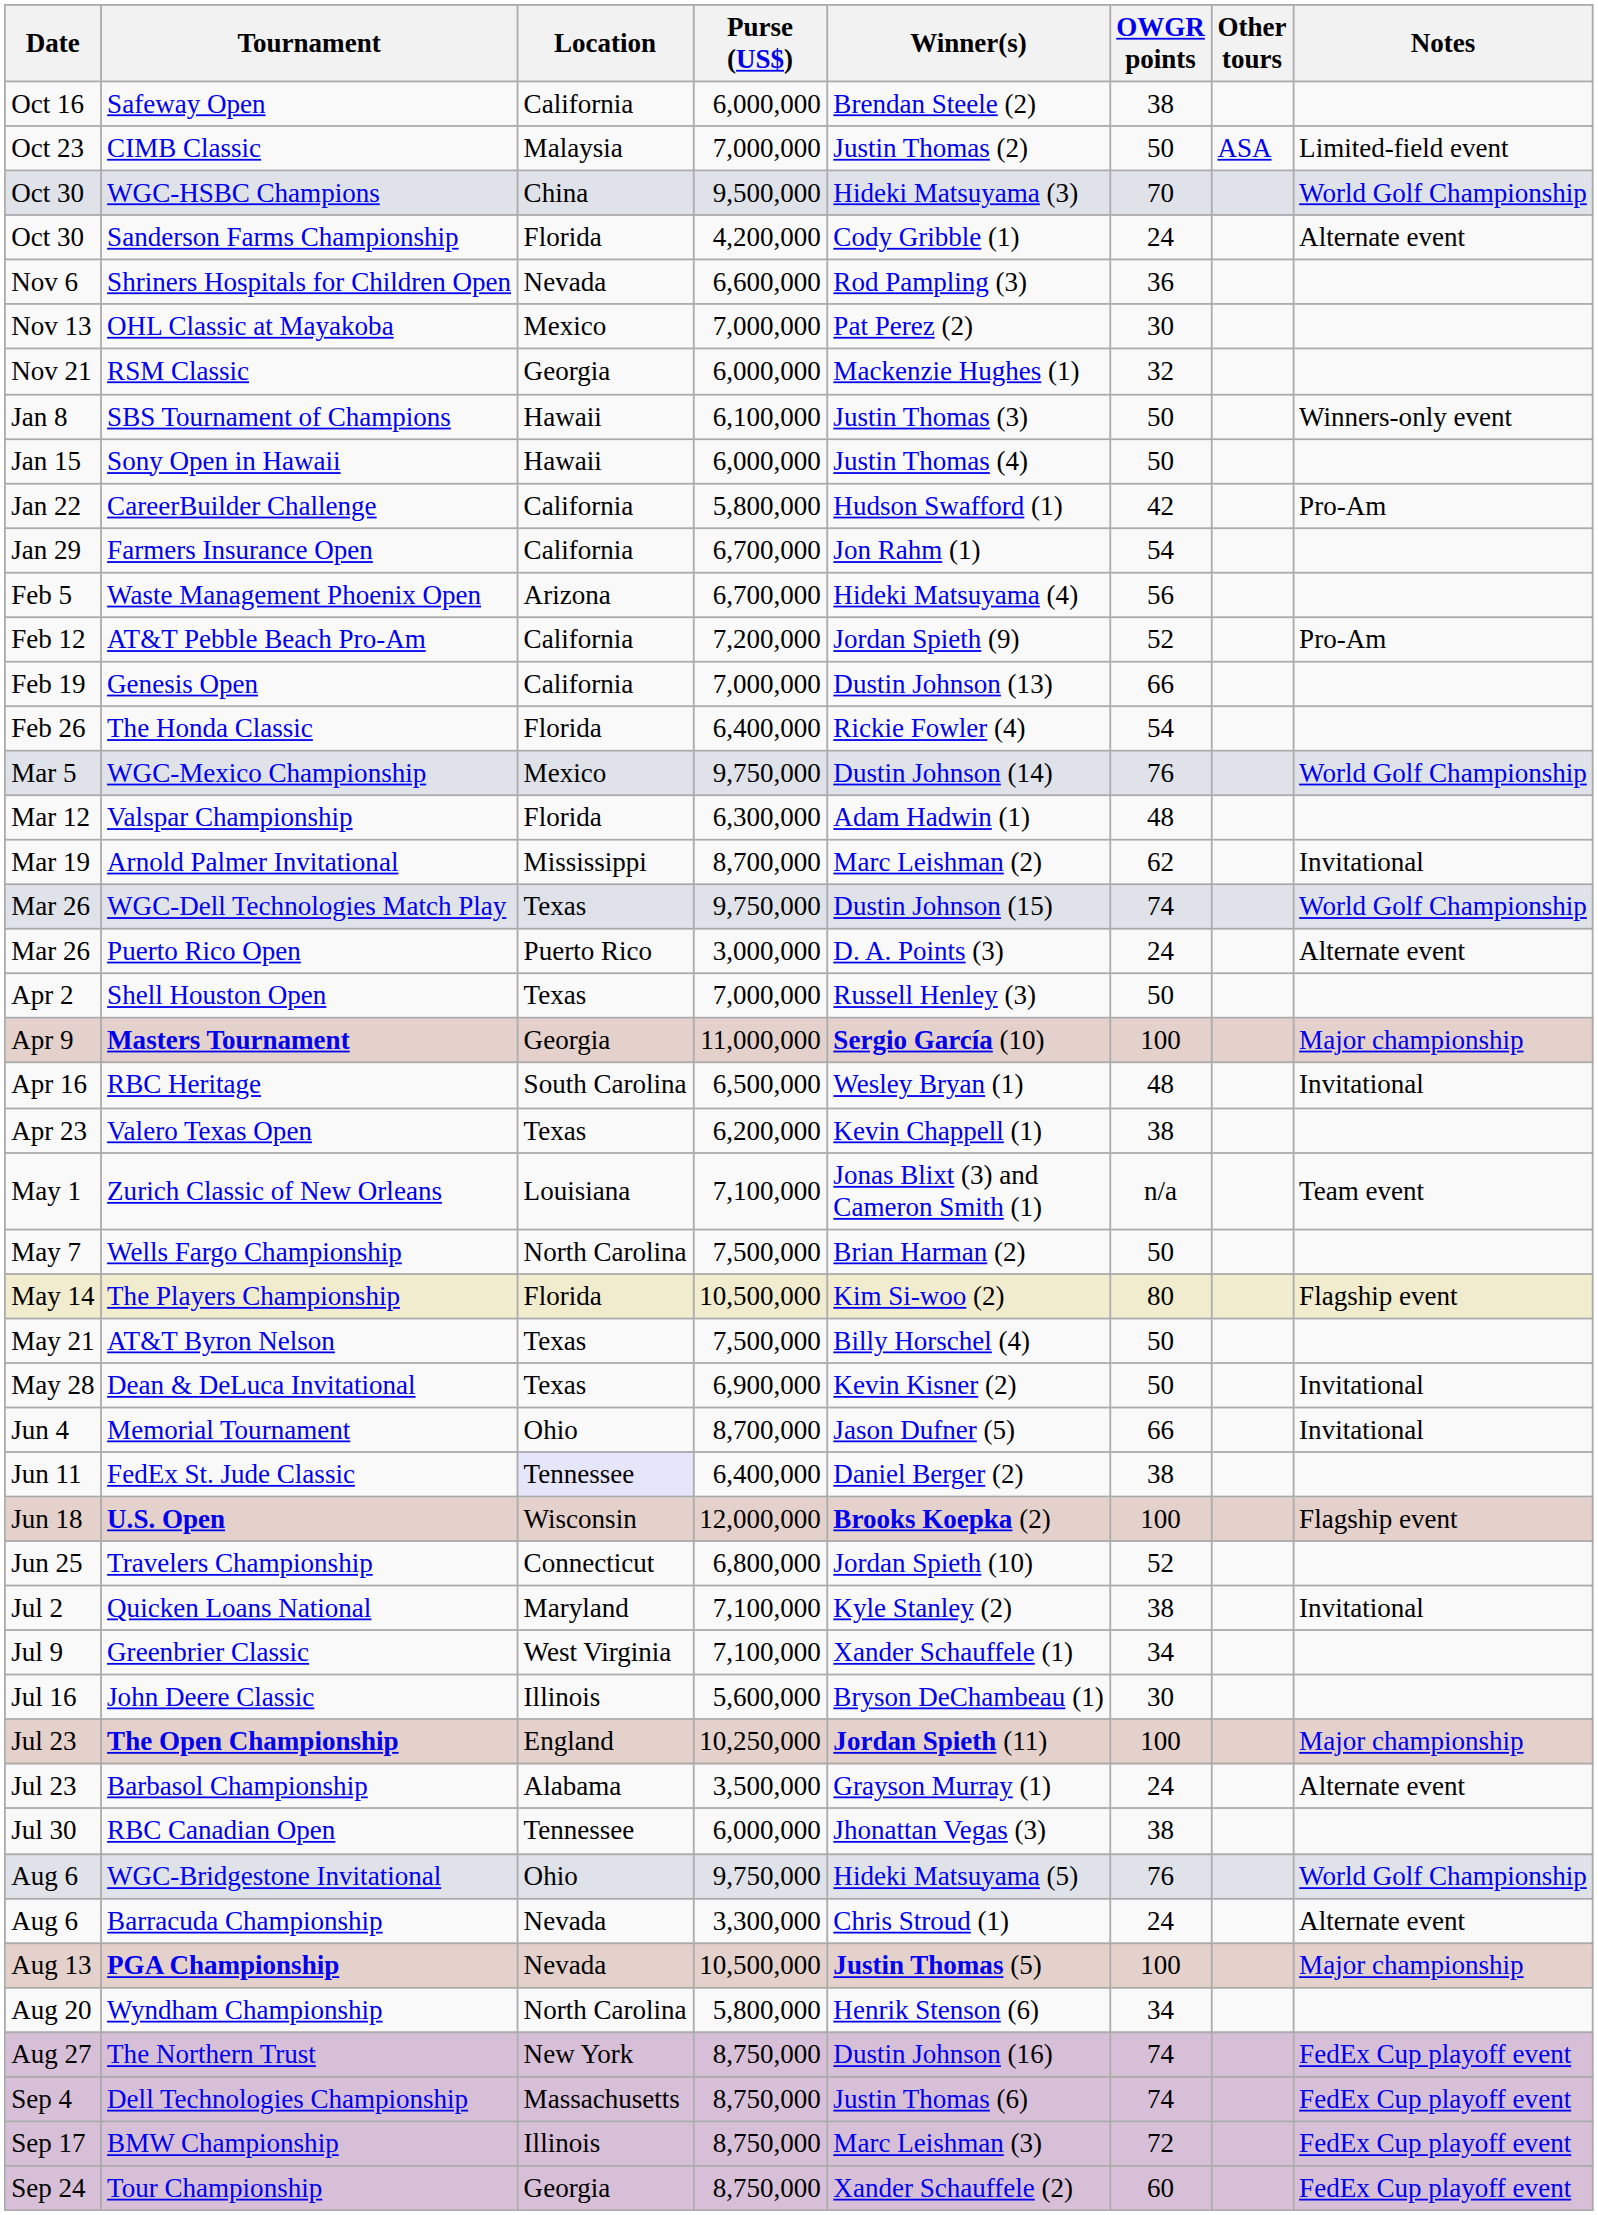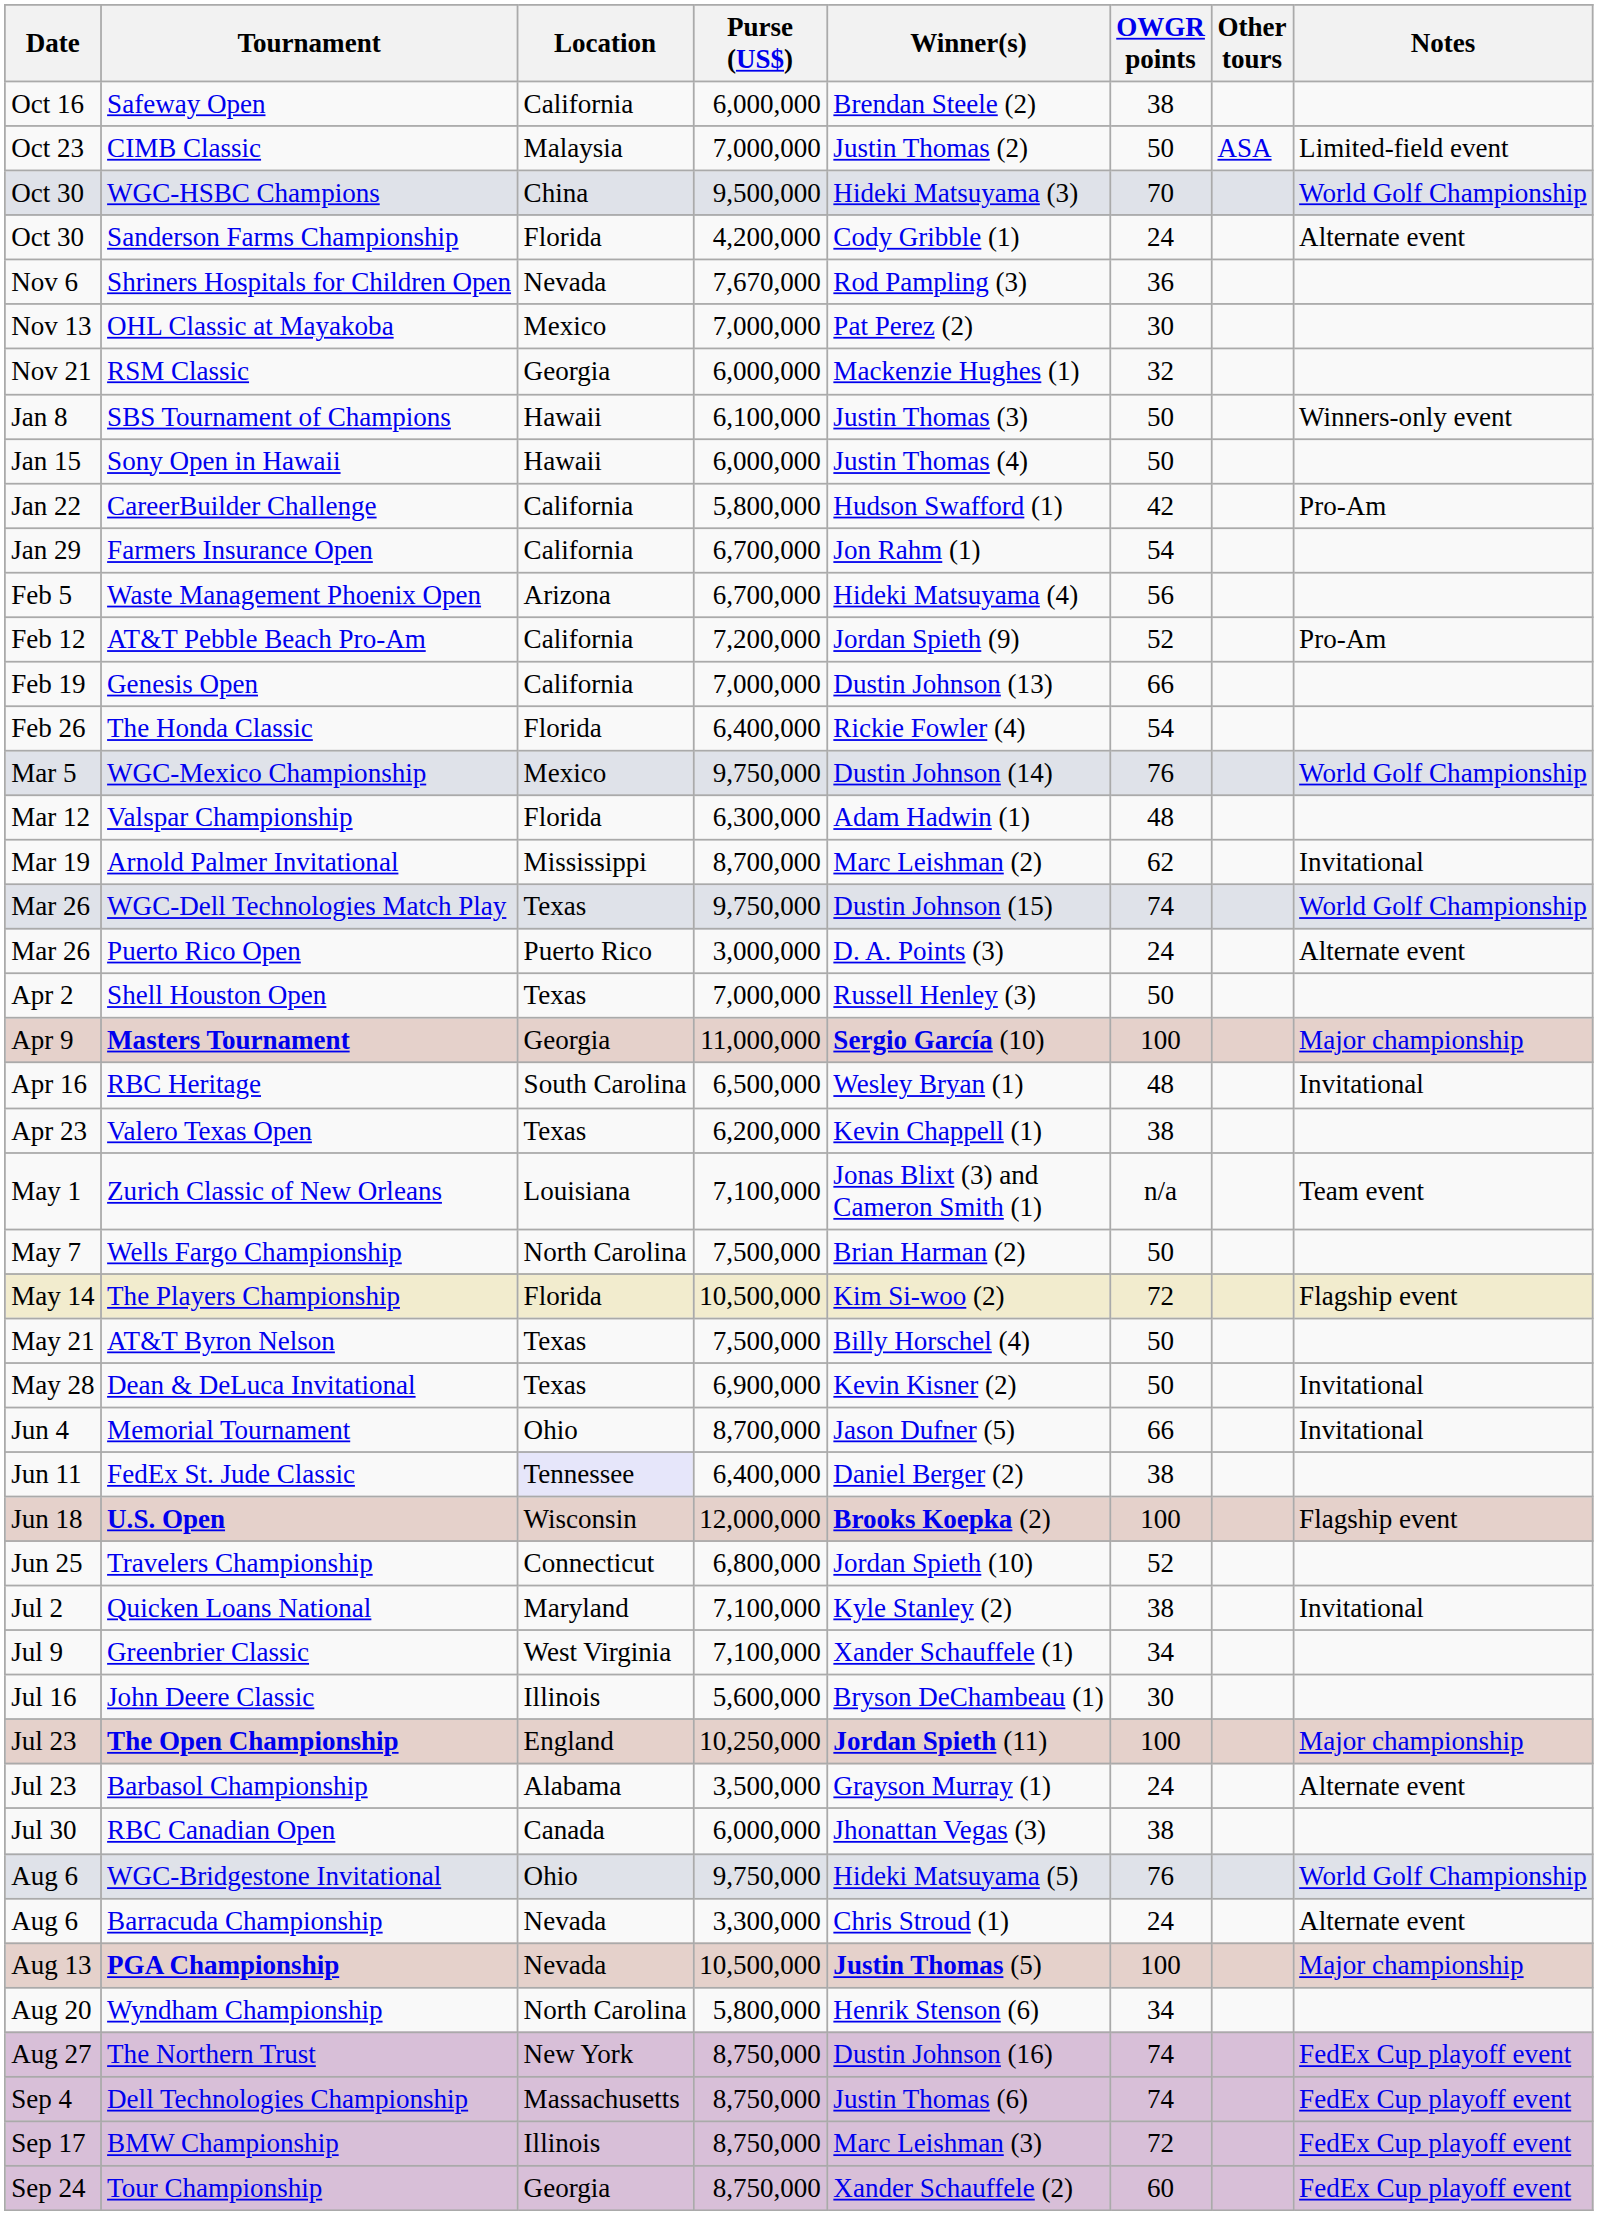(767, 282) 6,600,000 -> (767, 282) 7,670,000
(1161, 1295) 80 -> (1161, 1295) 72
(579, 1830) Tennessee -> (564, 1830) Canada
